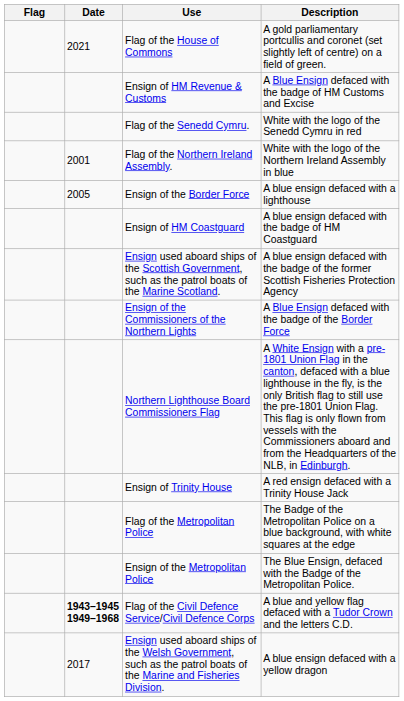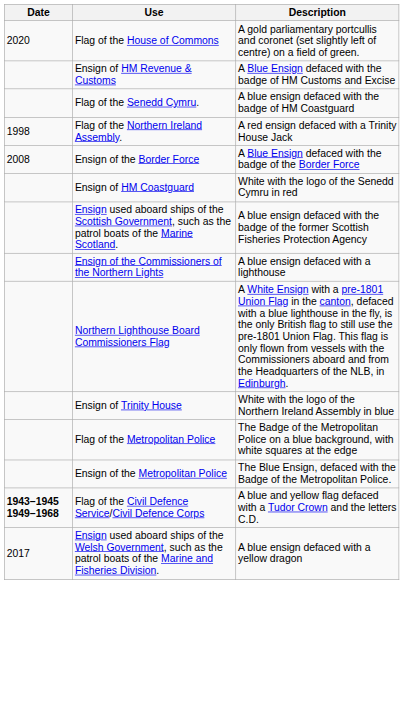- column: (34, 12)
(78, 46) 2021 -> (18, 40) 2020
(322, 126) White with the logo of the Senedd Cymru in red -> (309, 103) A blue ensign defaced with the badge of HM Coastguard
(78, 160) 2001 -> (18, 131) 1998
(324, 160) White with the logo of the Northern Ireland Assembly in blue -> (317, 131) A red ensign defaced with a Trinity House Jack
(78, 194) 2005 -> (18, 159) 2008
(329, 194) A blue ensign defaced with a lighthouse -> (310, 159) A Blue Ensign defaced with the badge of the Border Force
(325, 228) A blue ensign defaced with the badge of HM Coastguard -> (316, 187) White with the logo of the Senedd Cymru in red
(326, 320) A Blue Ensign defaced with the badge of the Border Force -> (304, 267) A blue ensign defaced with a lighthouse
(327, 487) A red ensign defaced with a Trinity House Jack -> (316, 405) White with the logo of the Northern Ireland Assembly in blue
